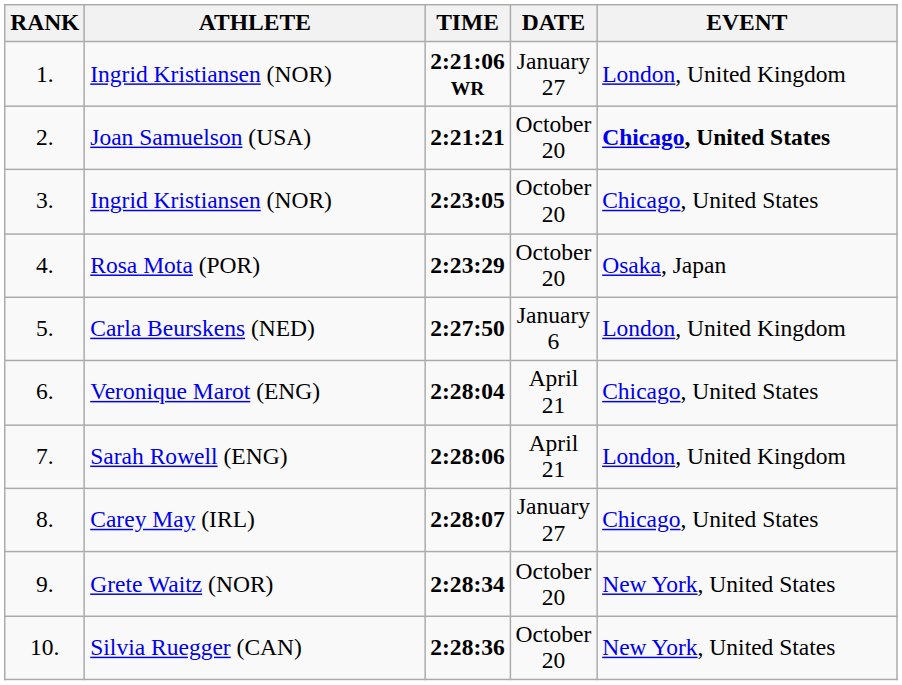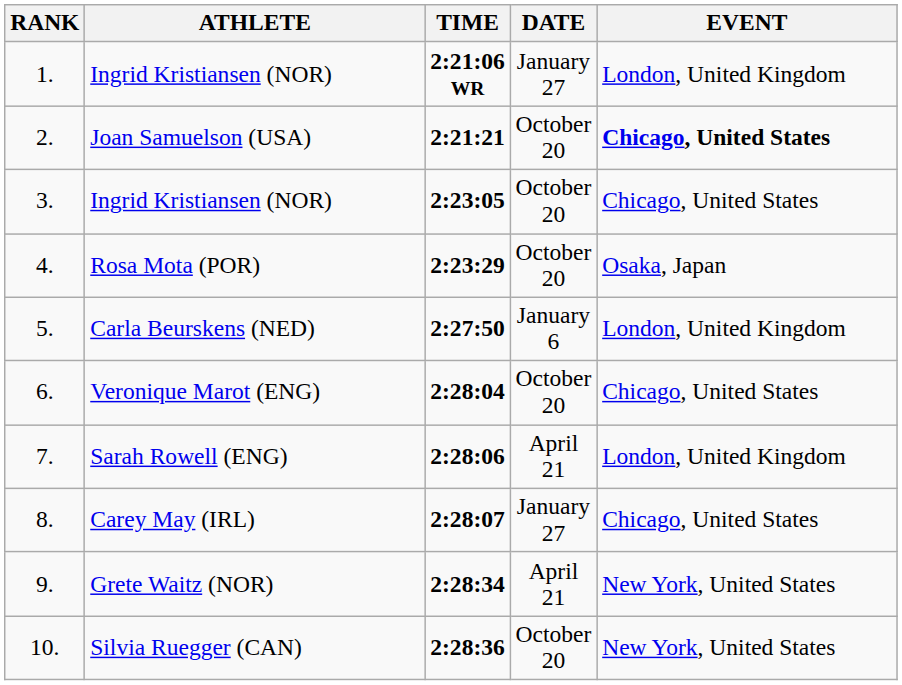(553, 392) April 21 -> (553, 392) October 20
(553, 583) October 20 -> (553, 583) April 21
